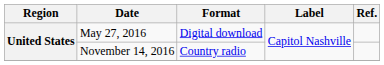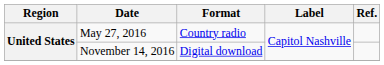(221, 32) Digital download -> (213, 32) Country radio
(213, 51) Country radio -> (221, 51) Digital download
